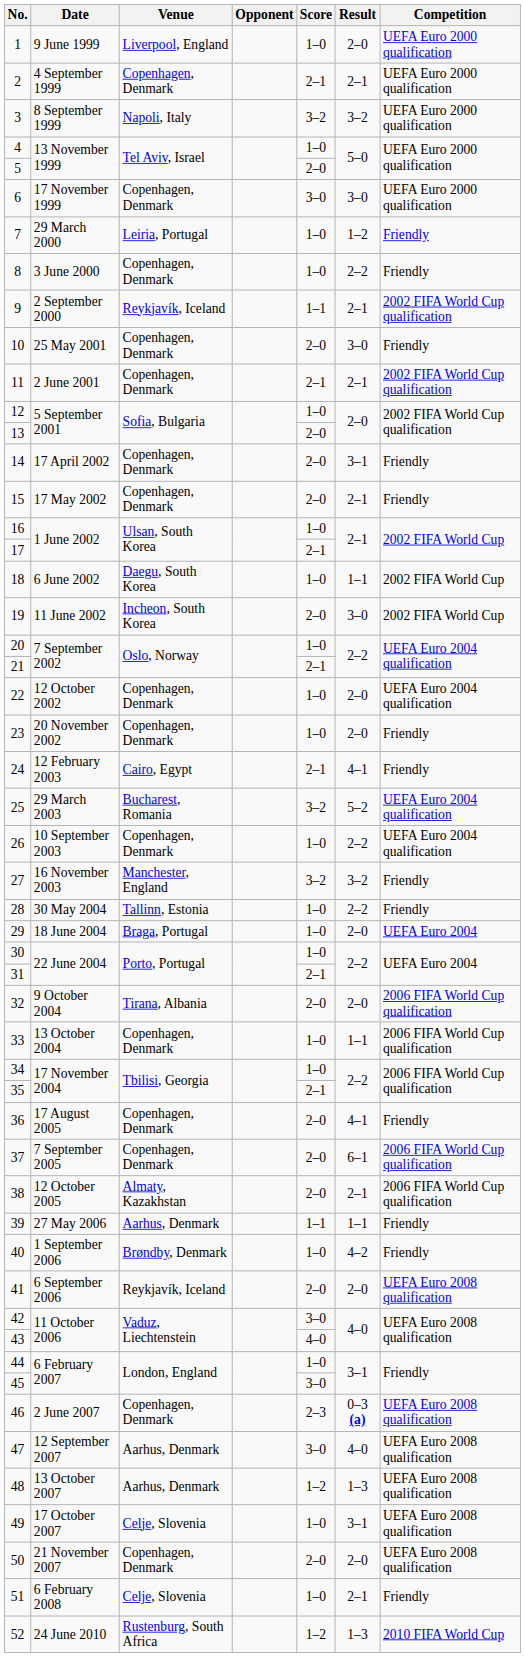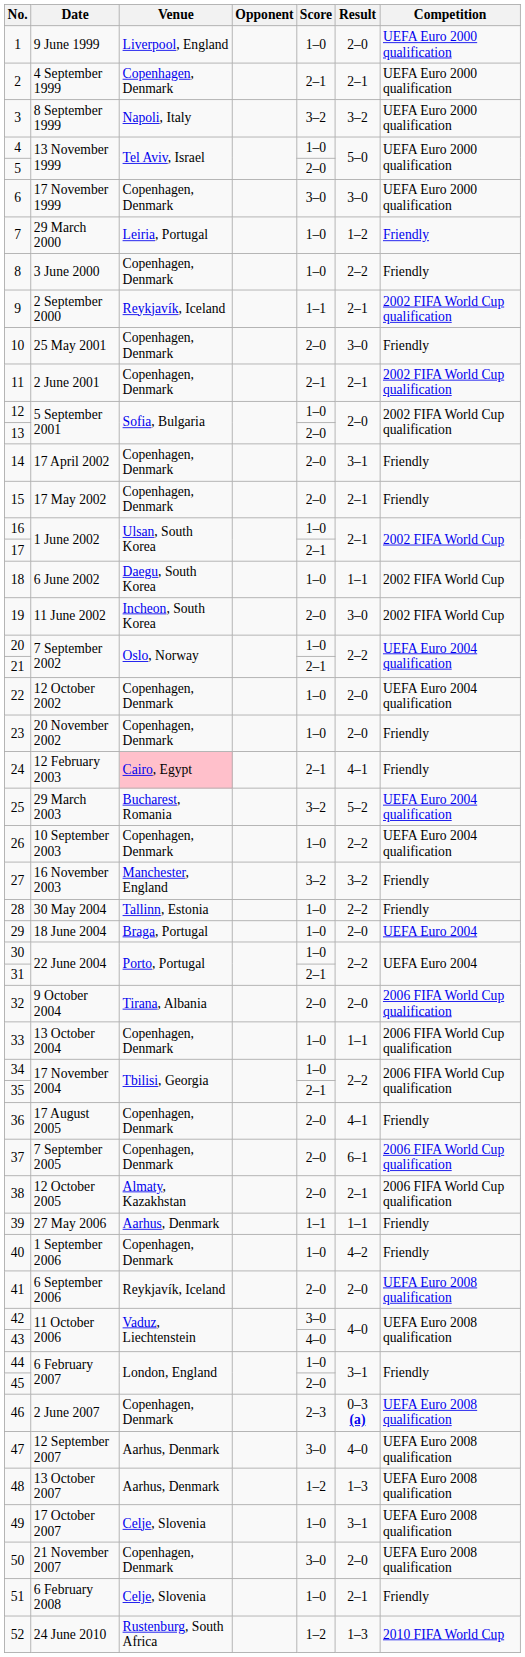(157, 770) no background -> (157, 770) pink background
(175, 1252) Brøndby, Denmark -> (158, 1252) Copenhagen, Denmark
(316, 1383) 3–0 -> (316, 1383) 2–0
(316, 1560) 2–0 -> (316, 1560) 3–0
